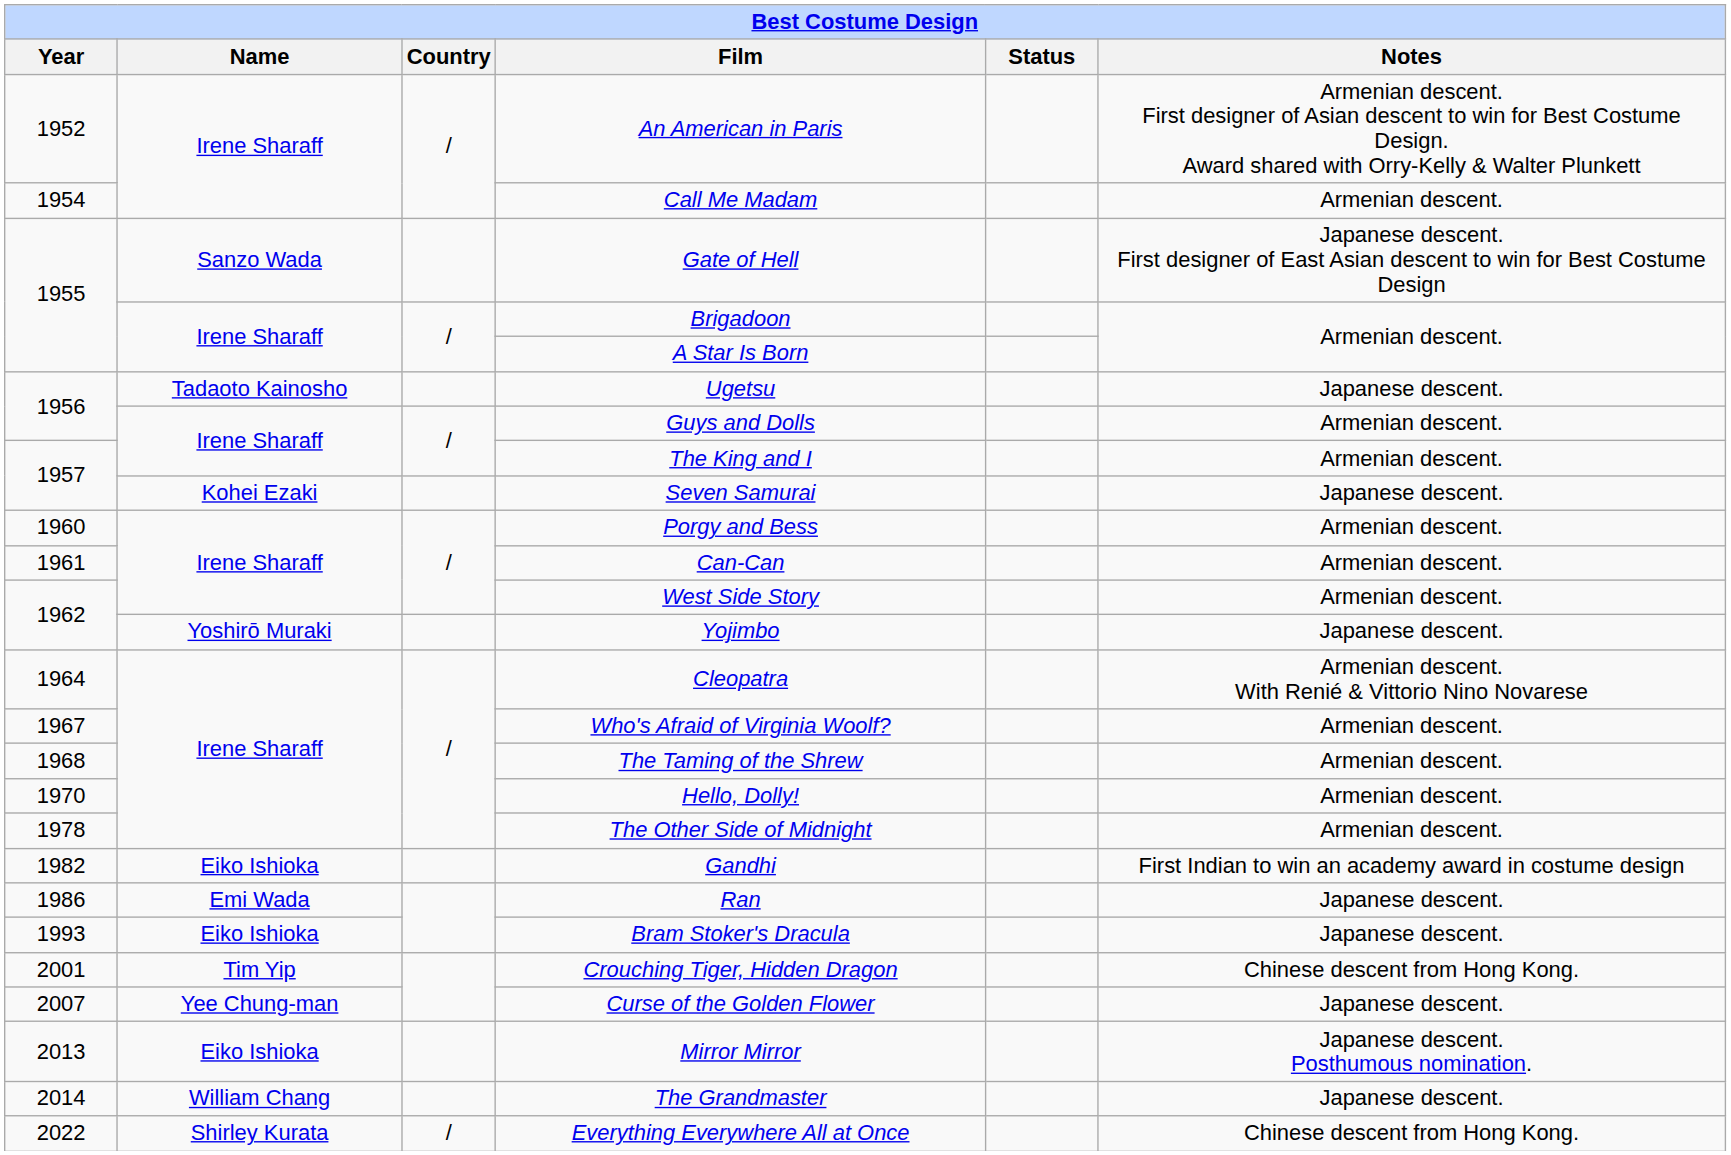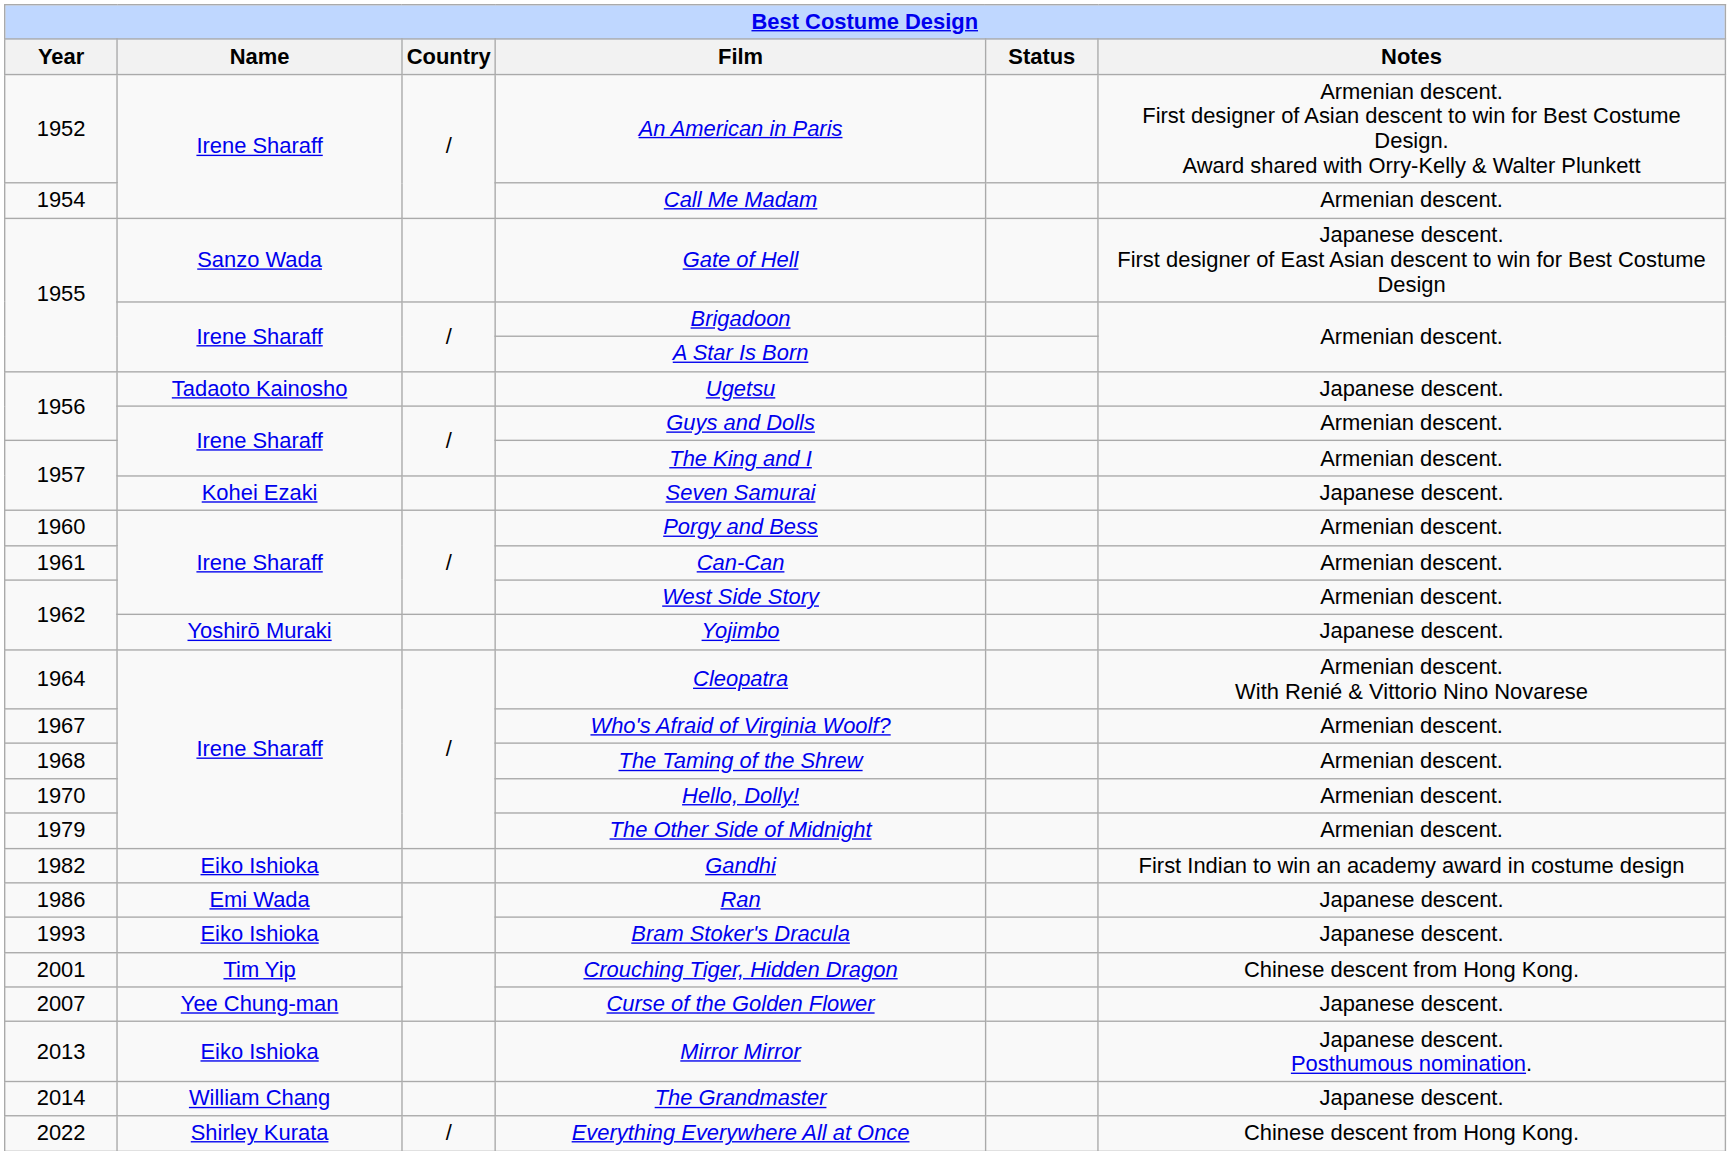(61, 830) 1978 -> (61, 830) 1979
